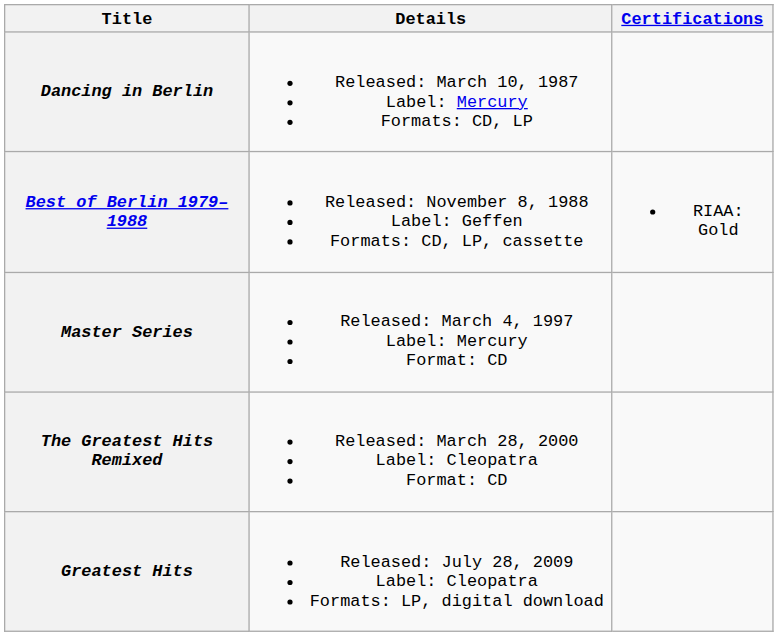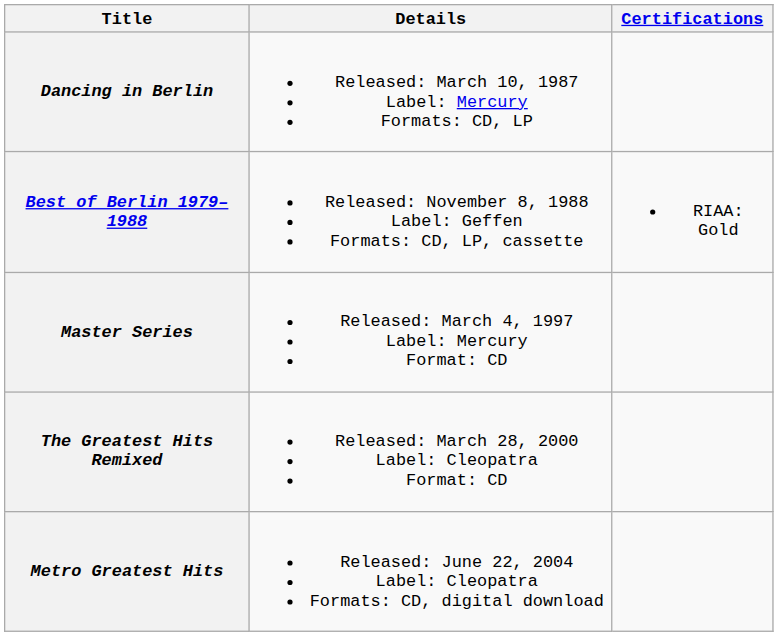+ row: (127, 571)
- row: (127, 571)
